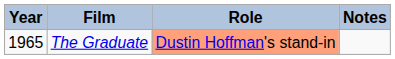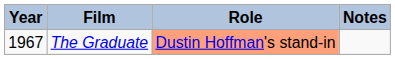(26, 42) 1965 -> (26, 42) 1967
